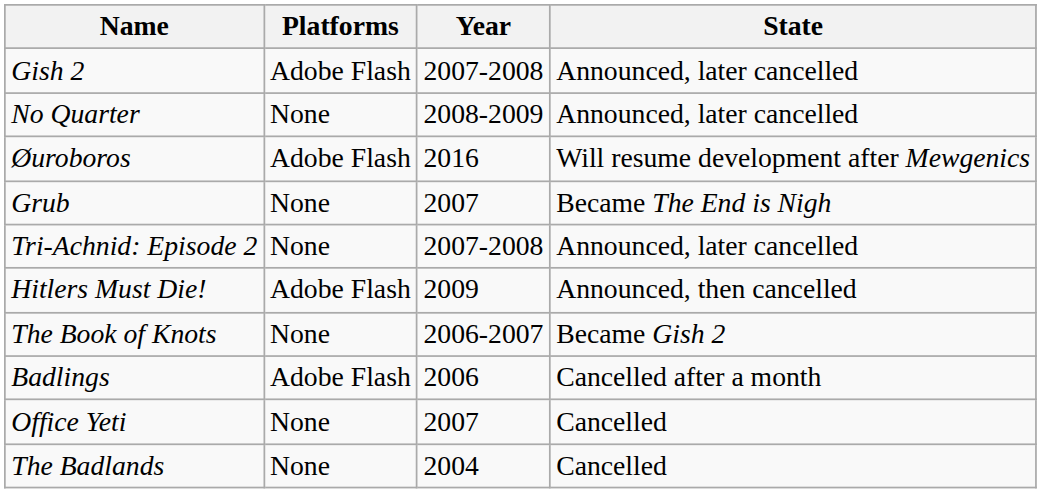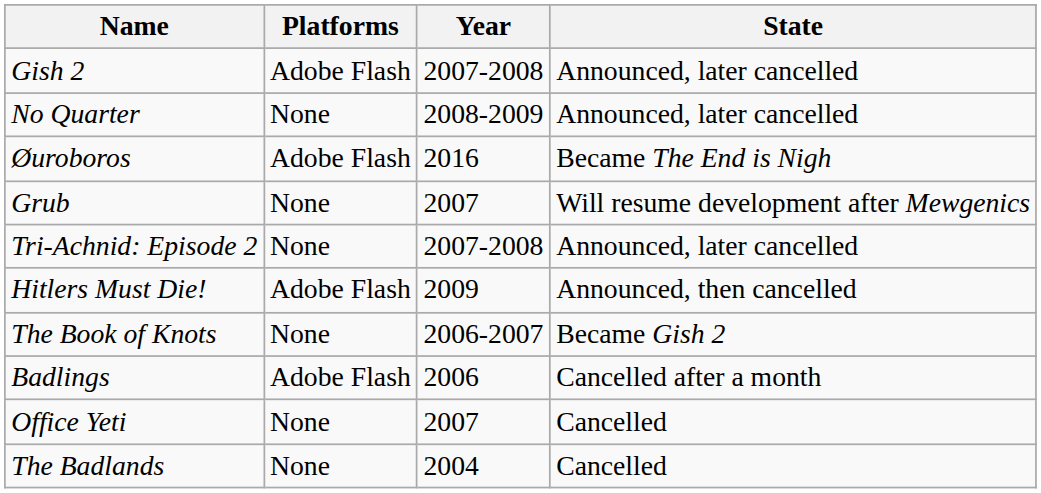(793, 158) Will resume development after Mewgenics -> (694, 158) Became The End is Nigh
(694, 202) Became The End is Nigh -> (793, 202) Will resume development after Mewgenics
